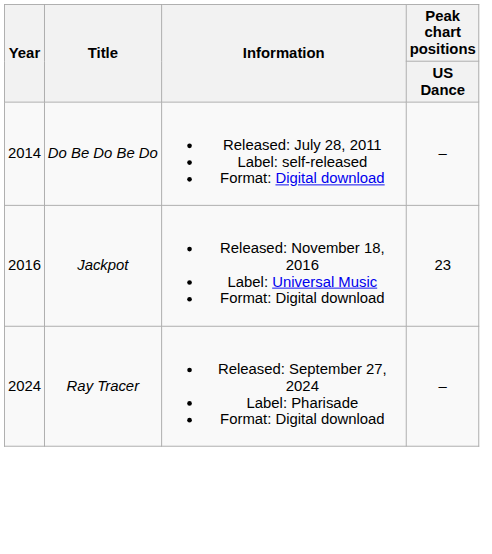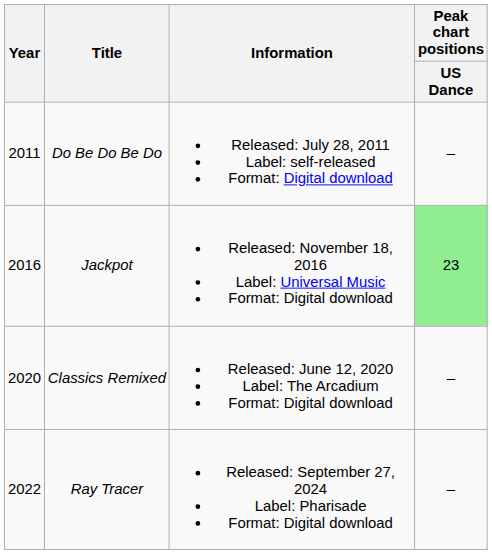(24, 153) 2014 -> (24, 153) 2011
(443, 265) no background -> (451, 265) lightgreen background
+ row: (107, 377)
(24, 385) 2024 -> (24, 489) 2022
